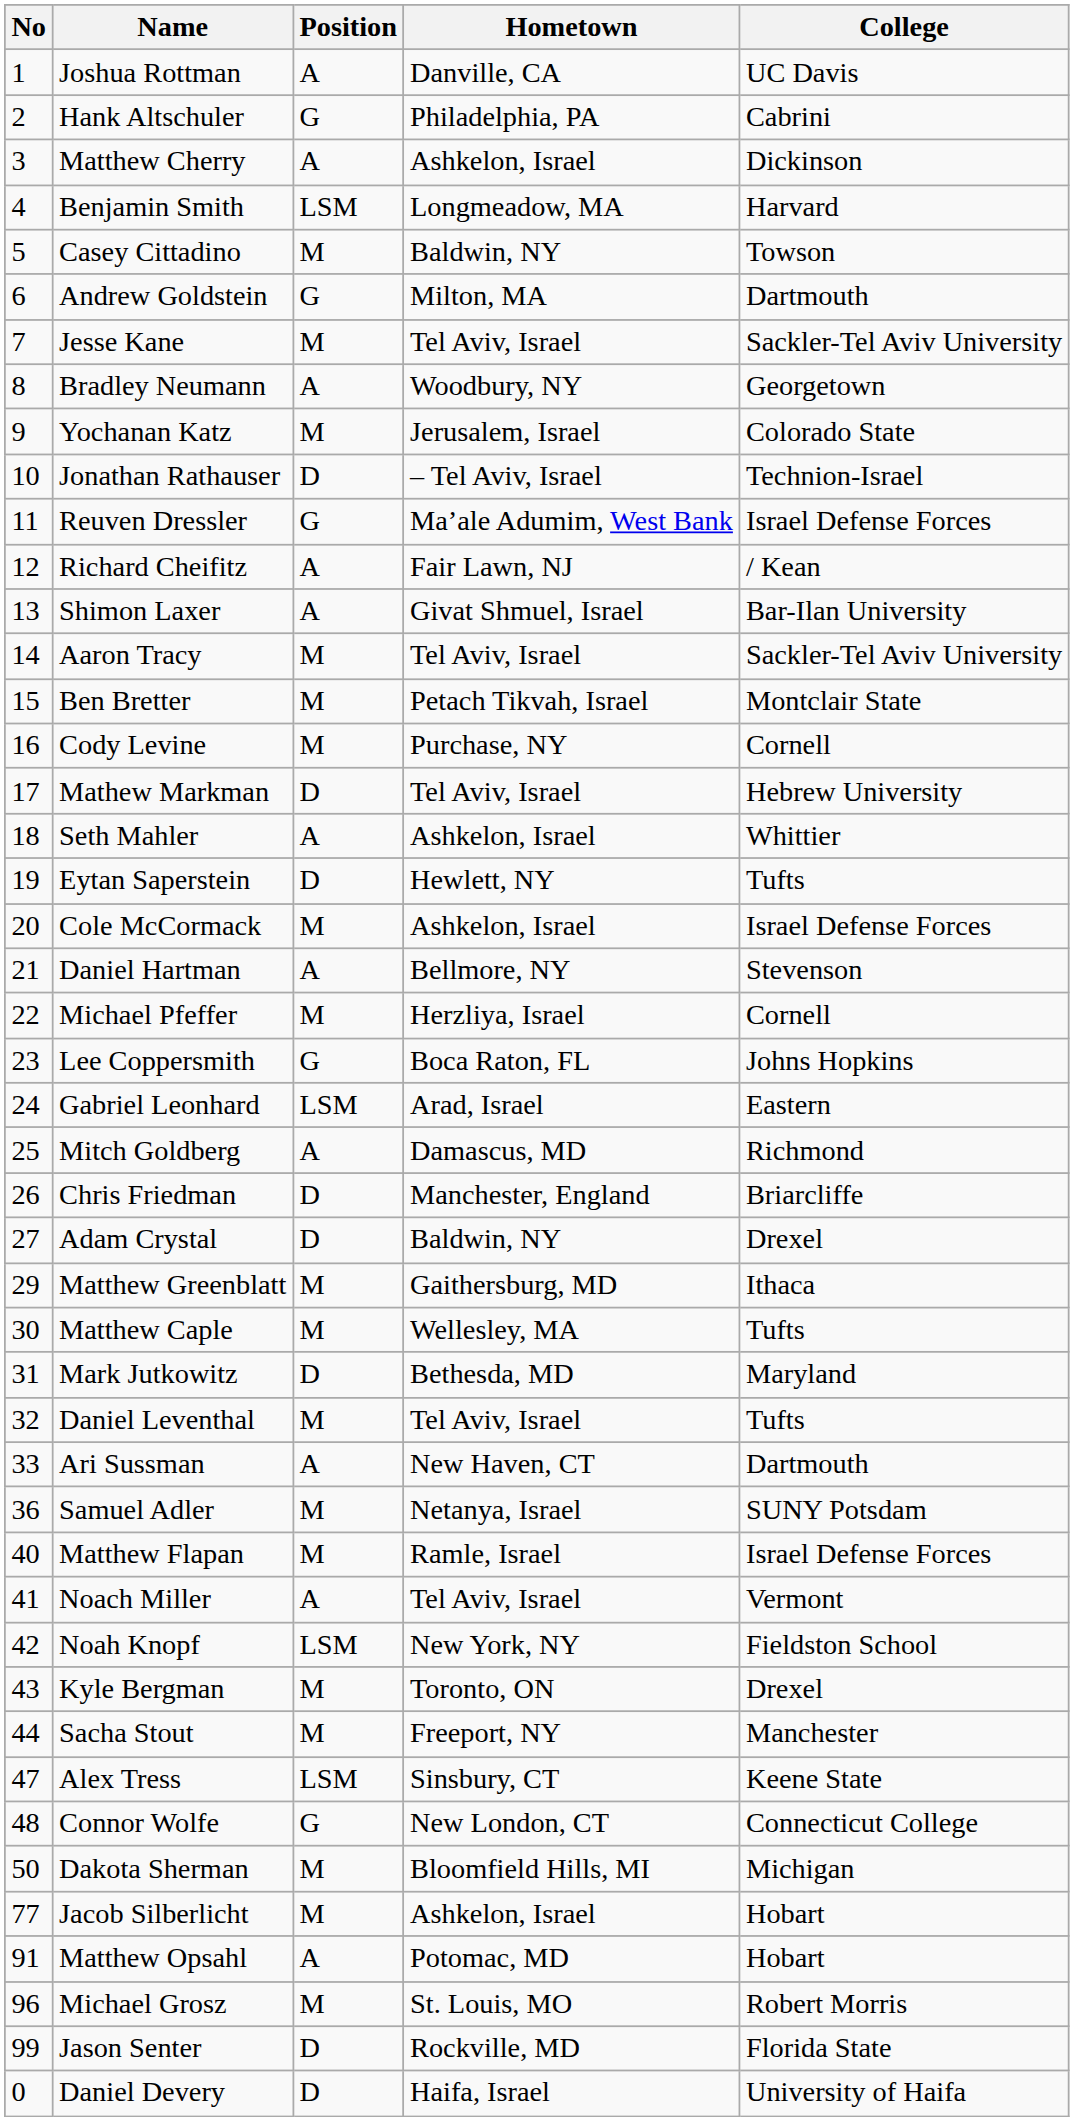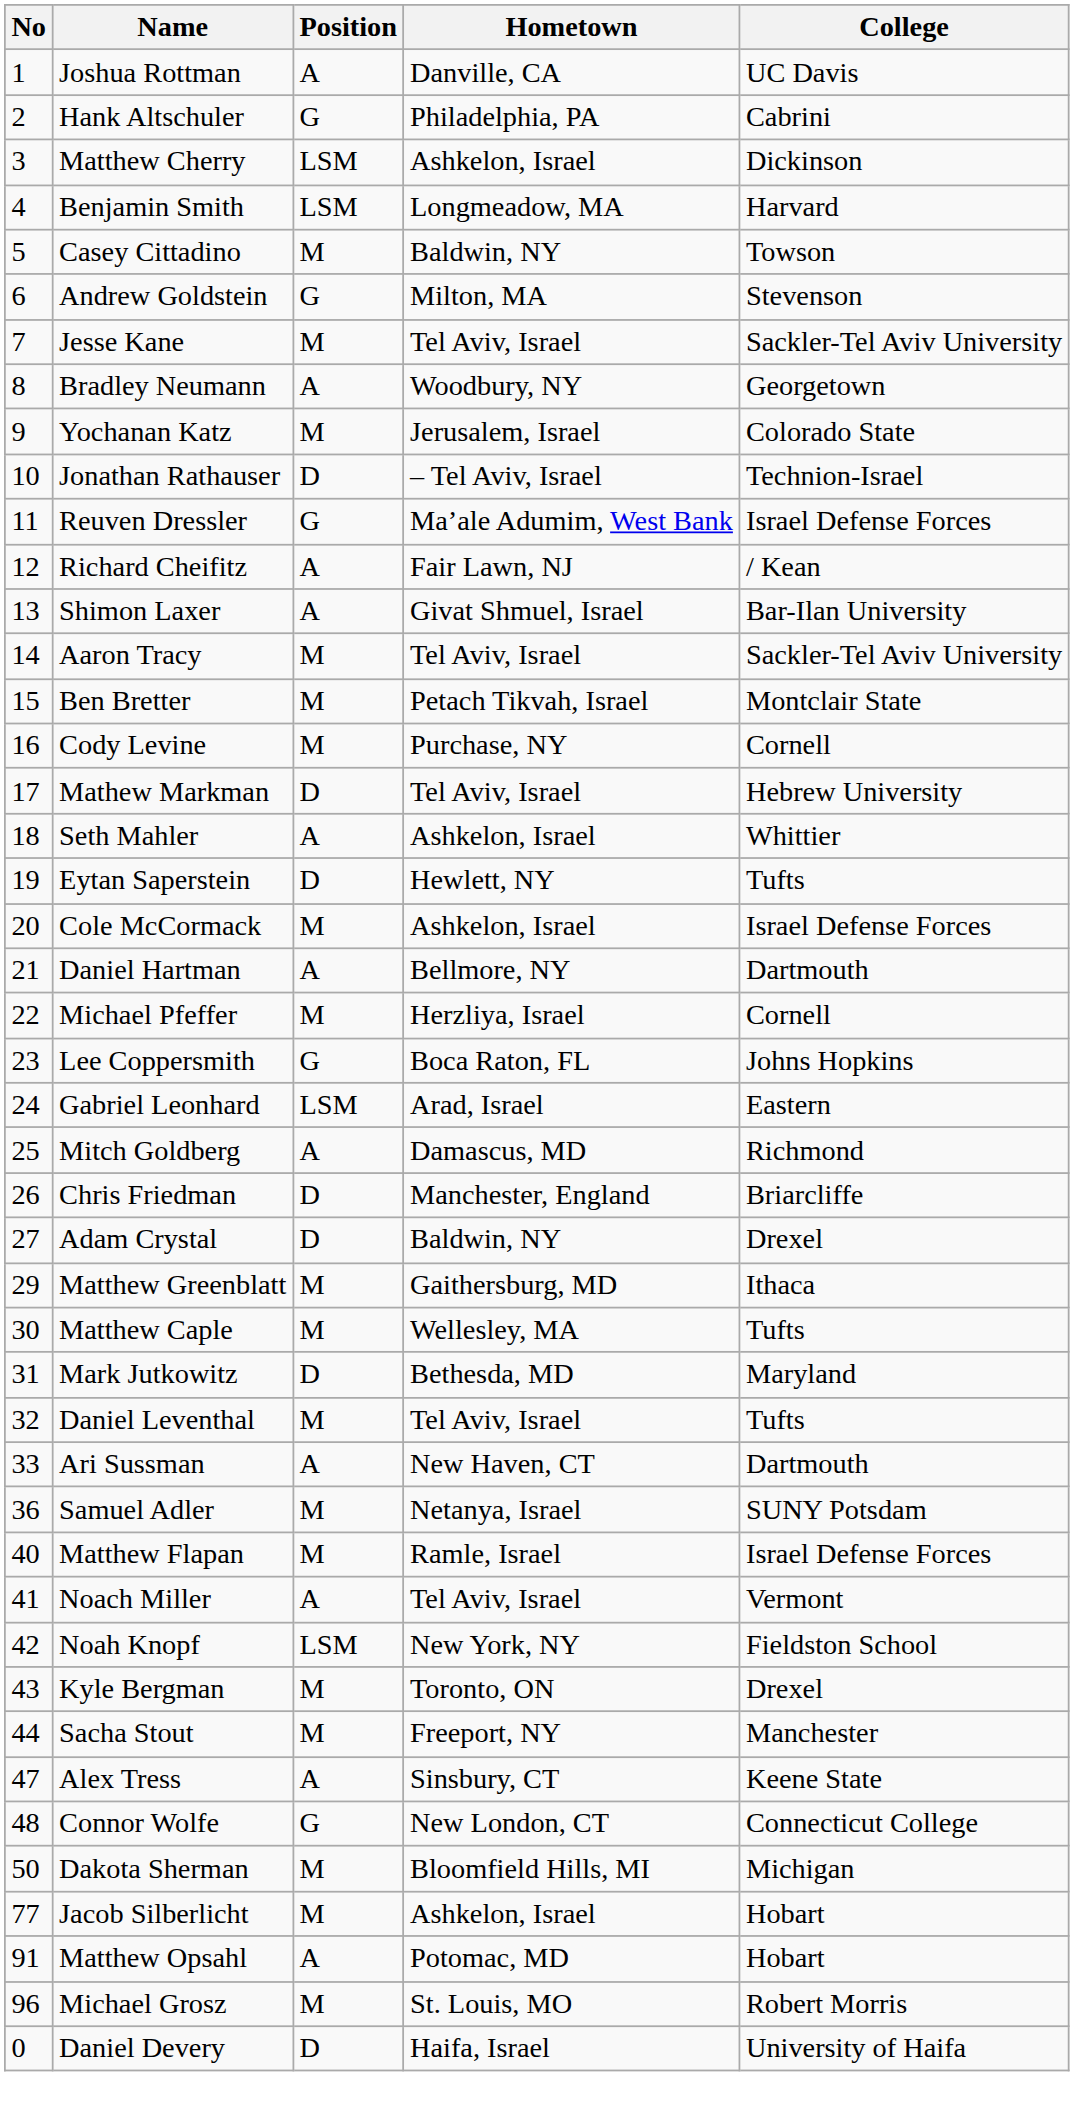(310, 161) A -> (329, 161) LSM
(807, 296) Dartmouth -> (804, 296) Stevenson
(804, 970) Stevenson -> (807, 970) Dartmouth
(329, 1778) LSM -> (310, 1778) A
- row: (130, 2048)
